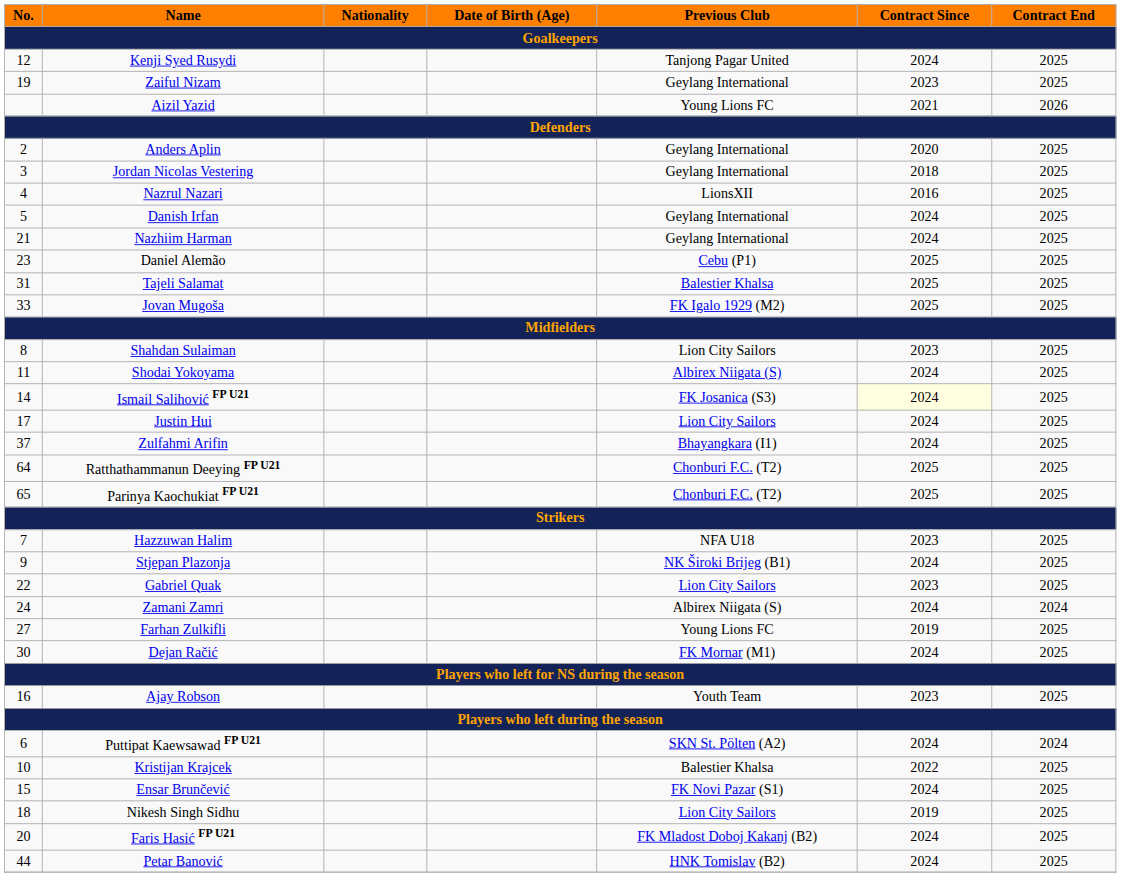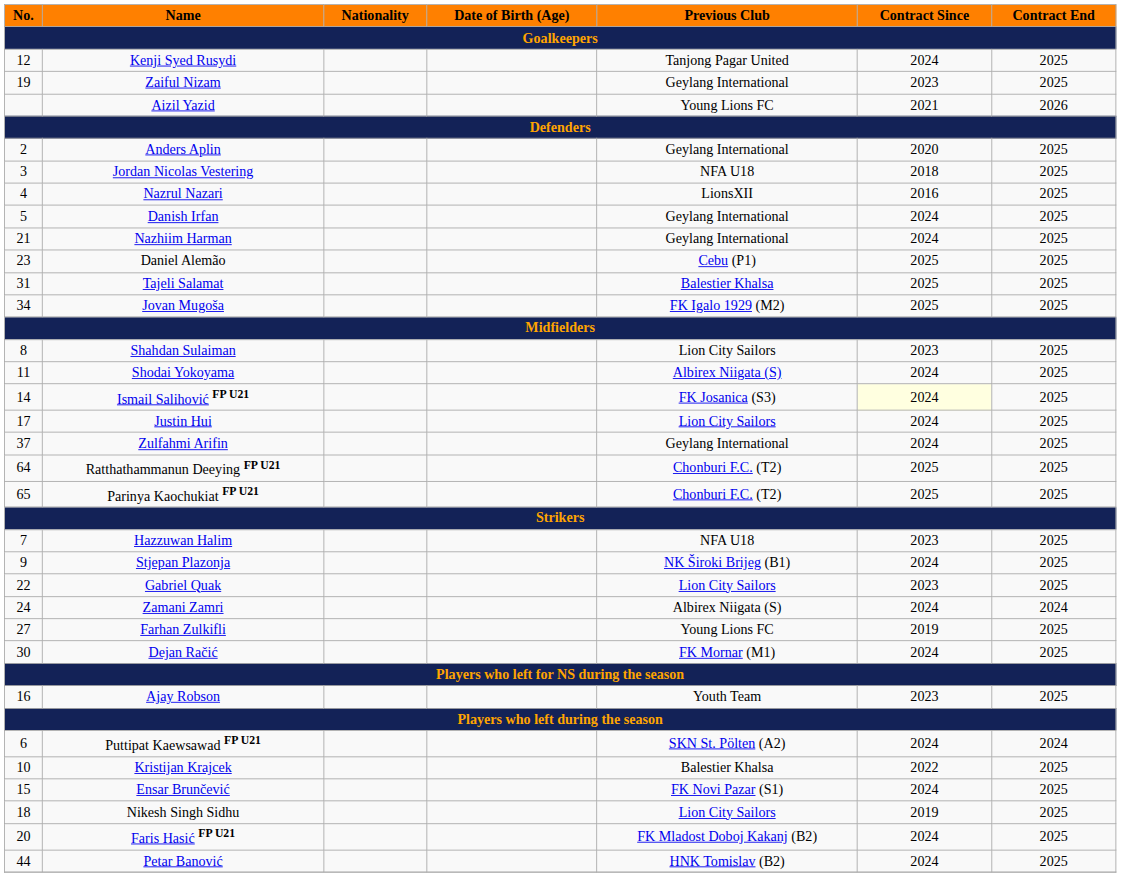(727, 171) Geylang International -> (727, 171) NFA U18
(23, 305) 33 -> (23, 305) 34
(727, 443) Bhayangkara (I1) -> (727, 443) Geylang International
